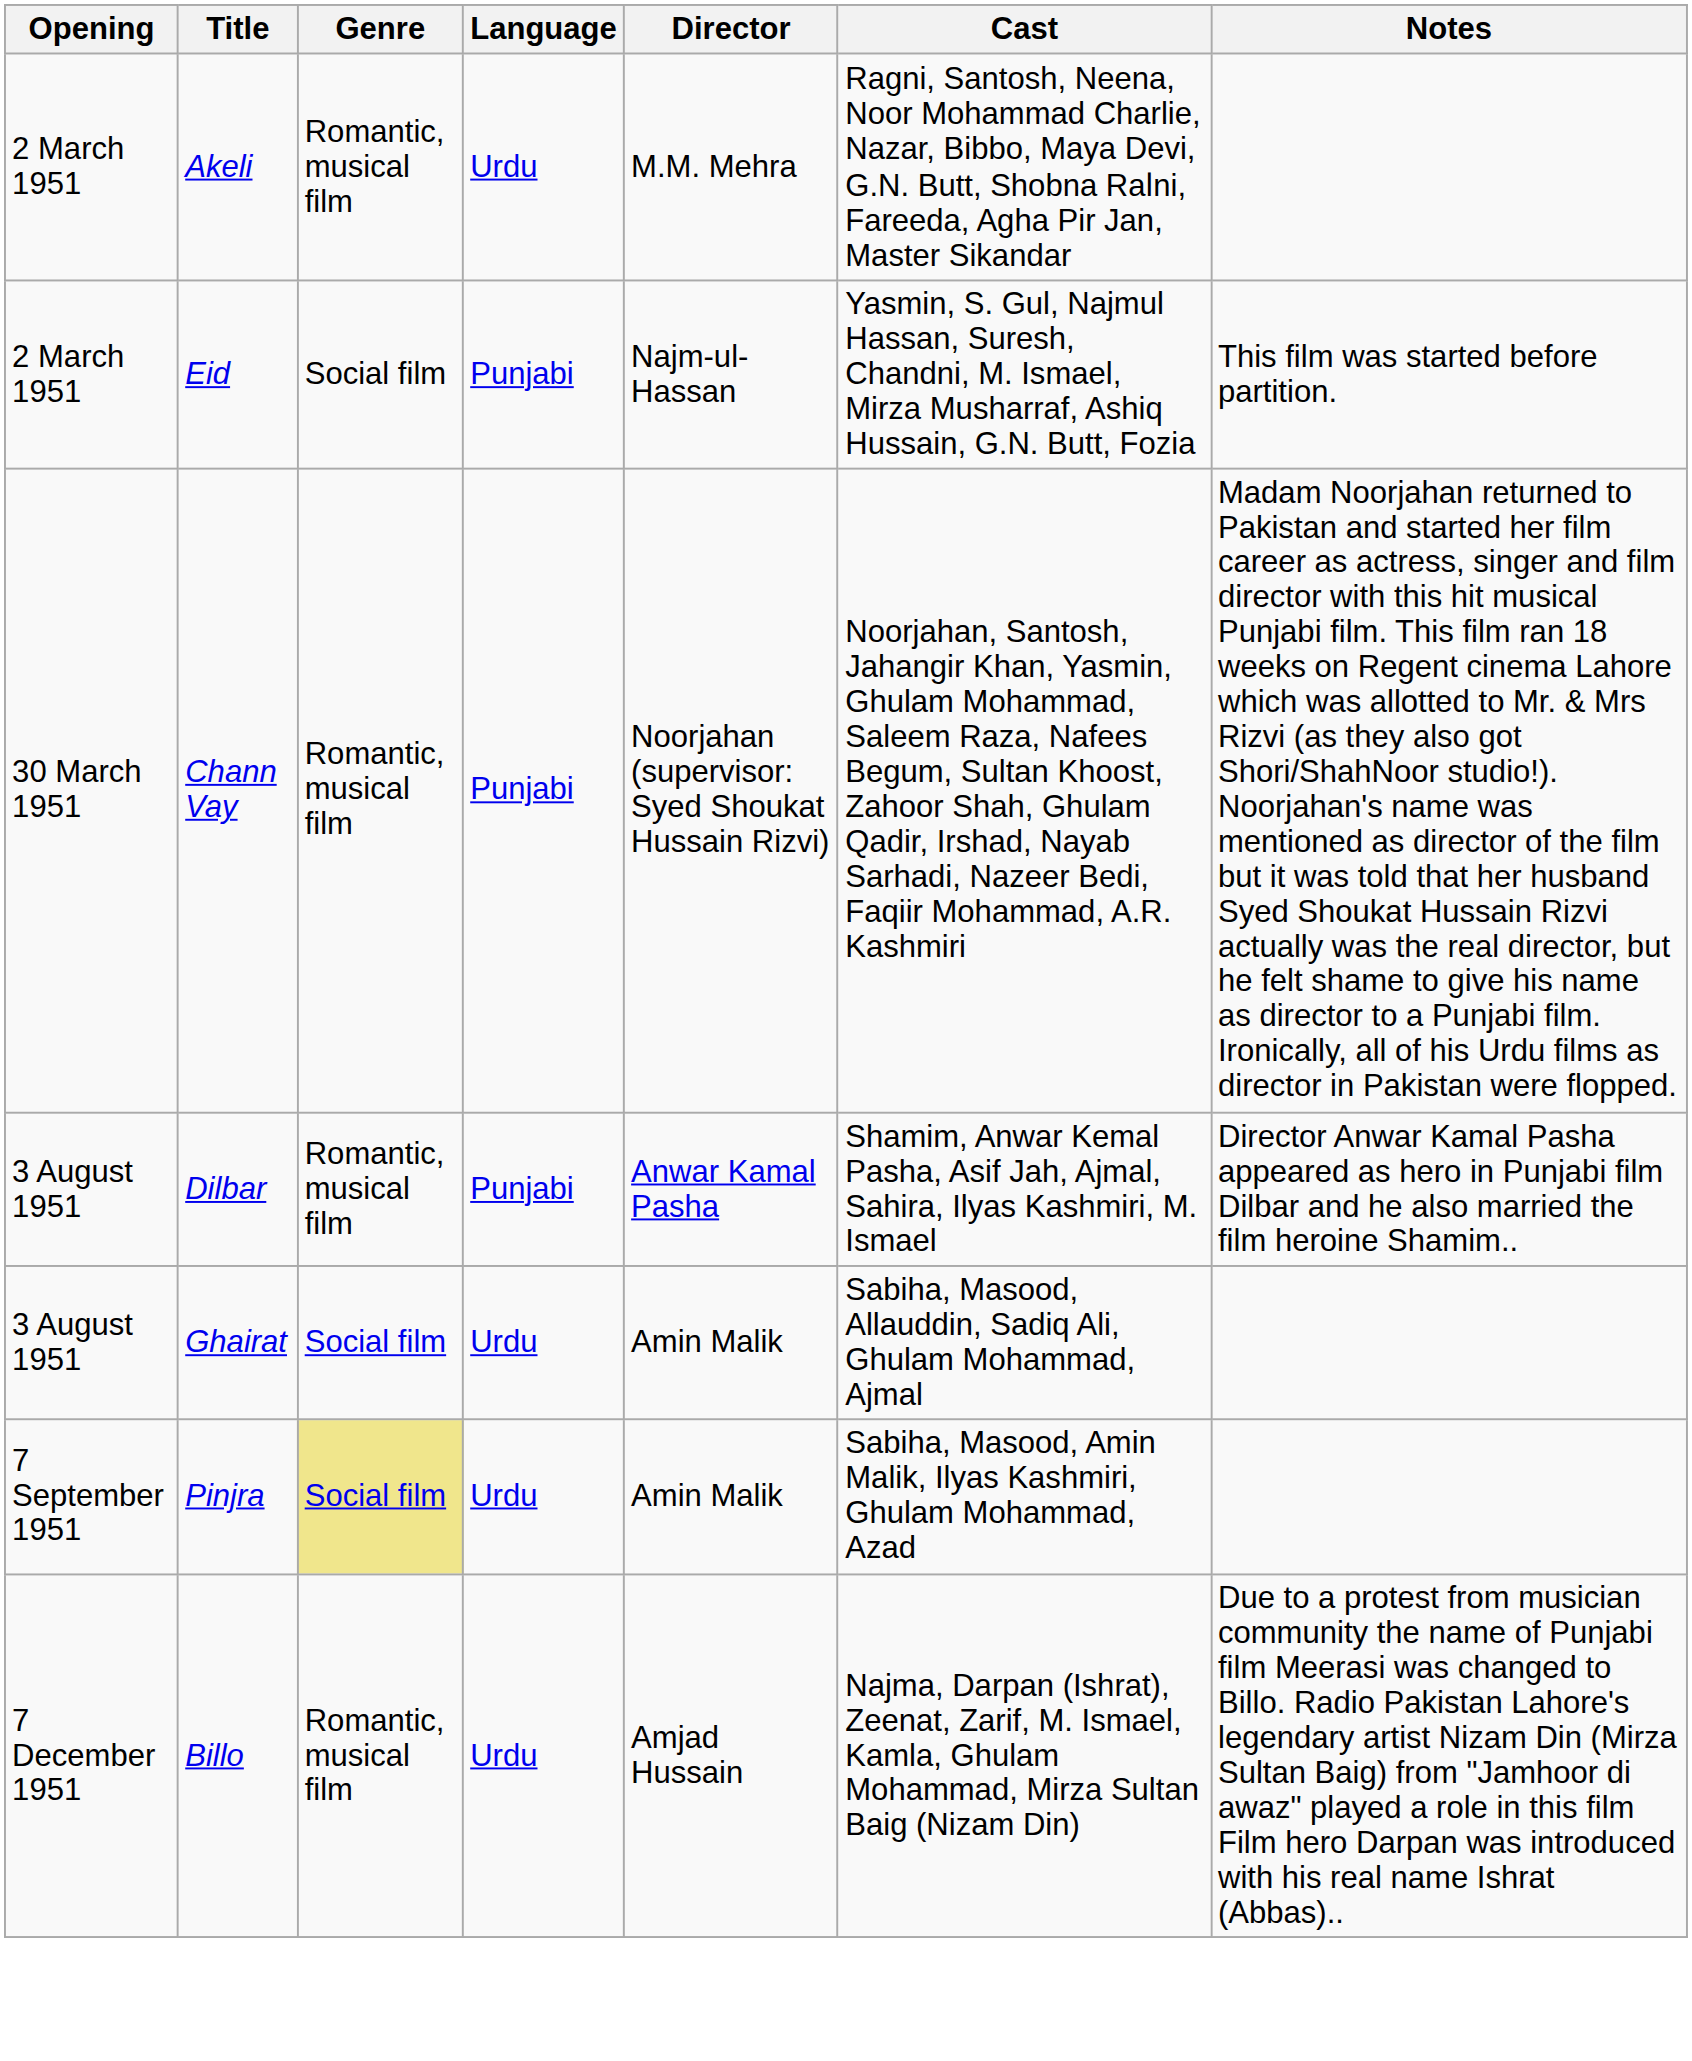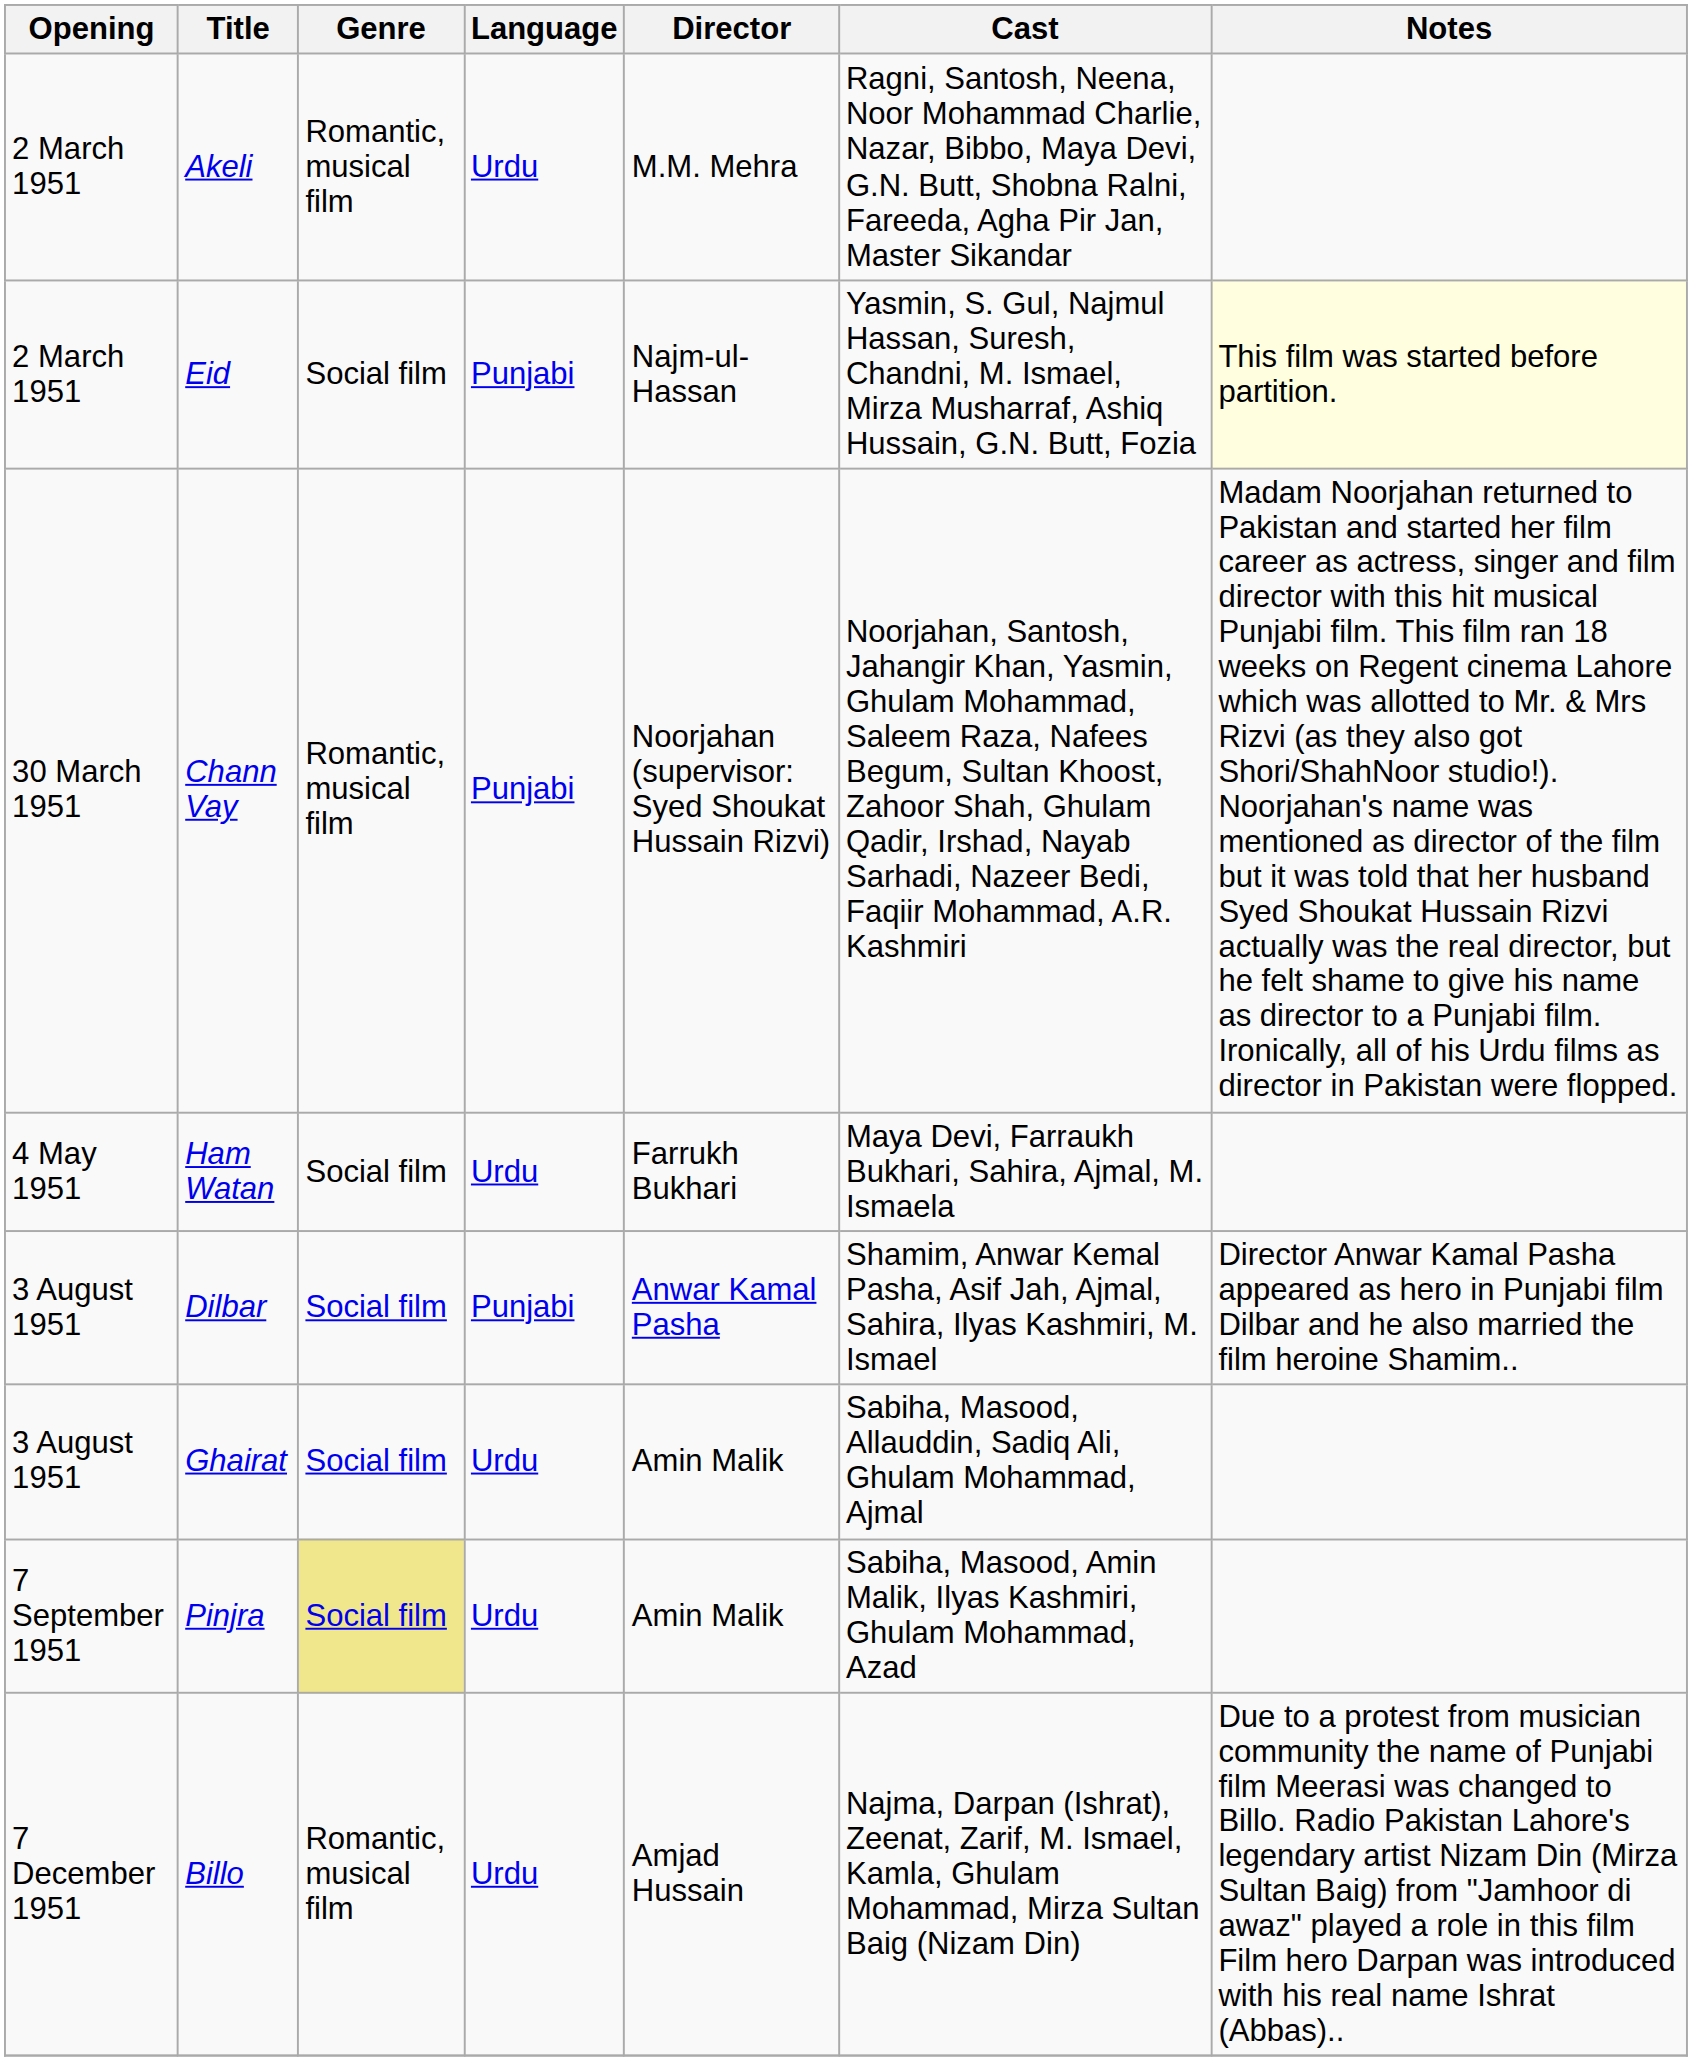(1408, 373) no background -> (1408, 373) lightyellow background
+ row: (230, 1170)
(375, 1188) Romantic, musical film -> (376, 1307) Social film
